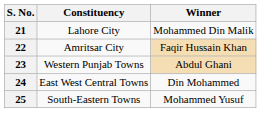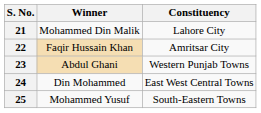columns swapped: (94, 13) <-> (203, 13)
